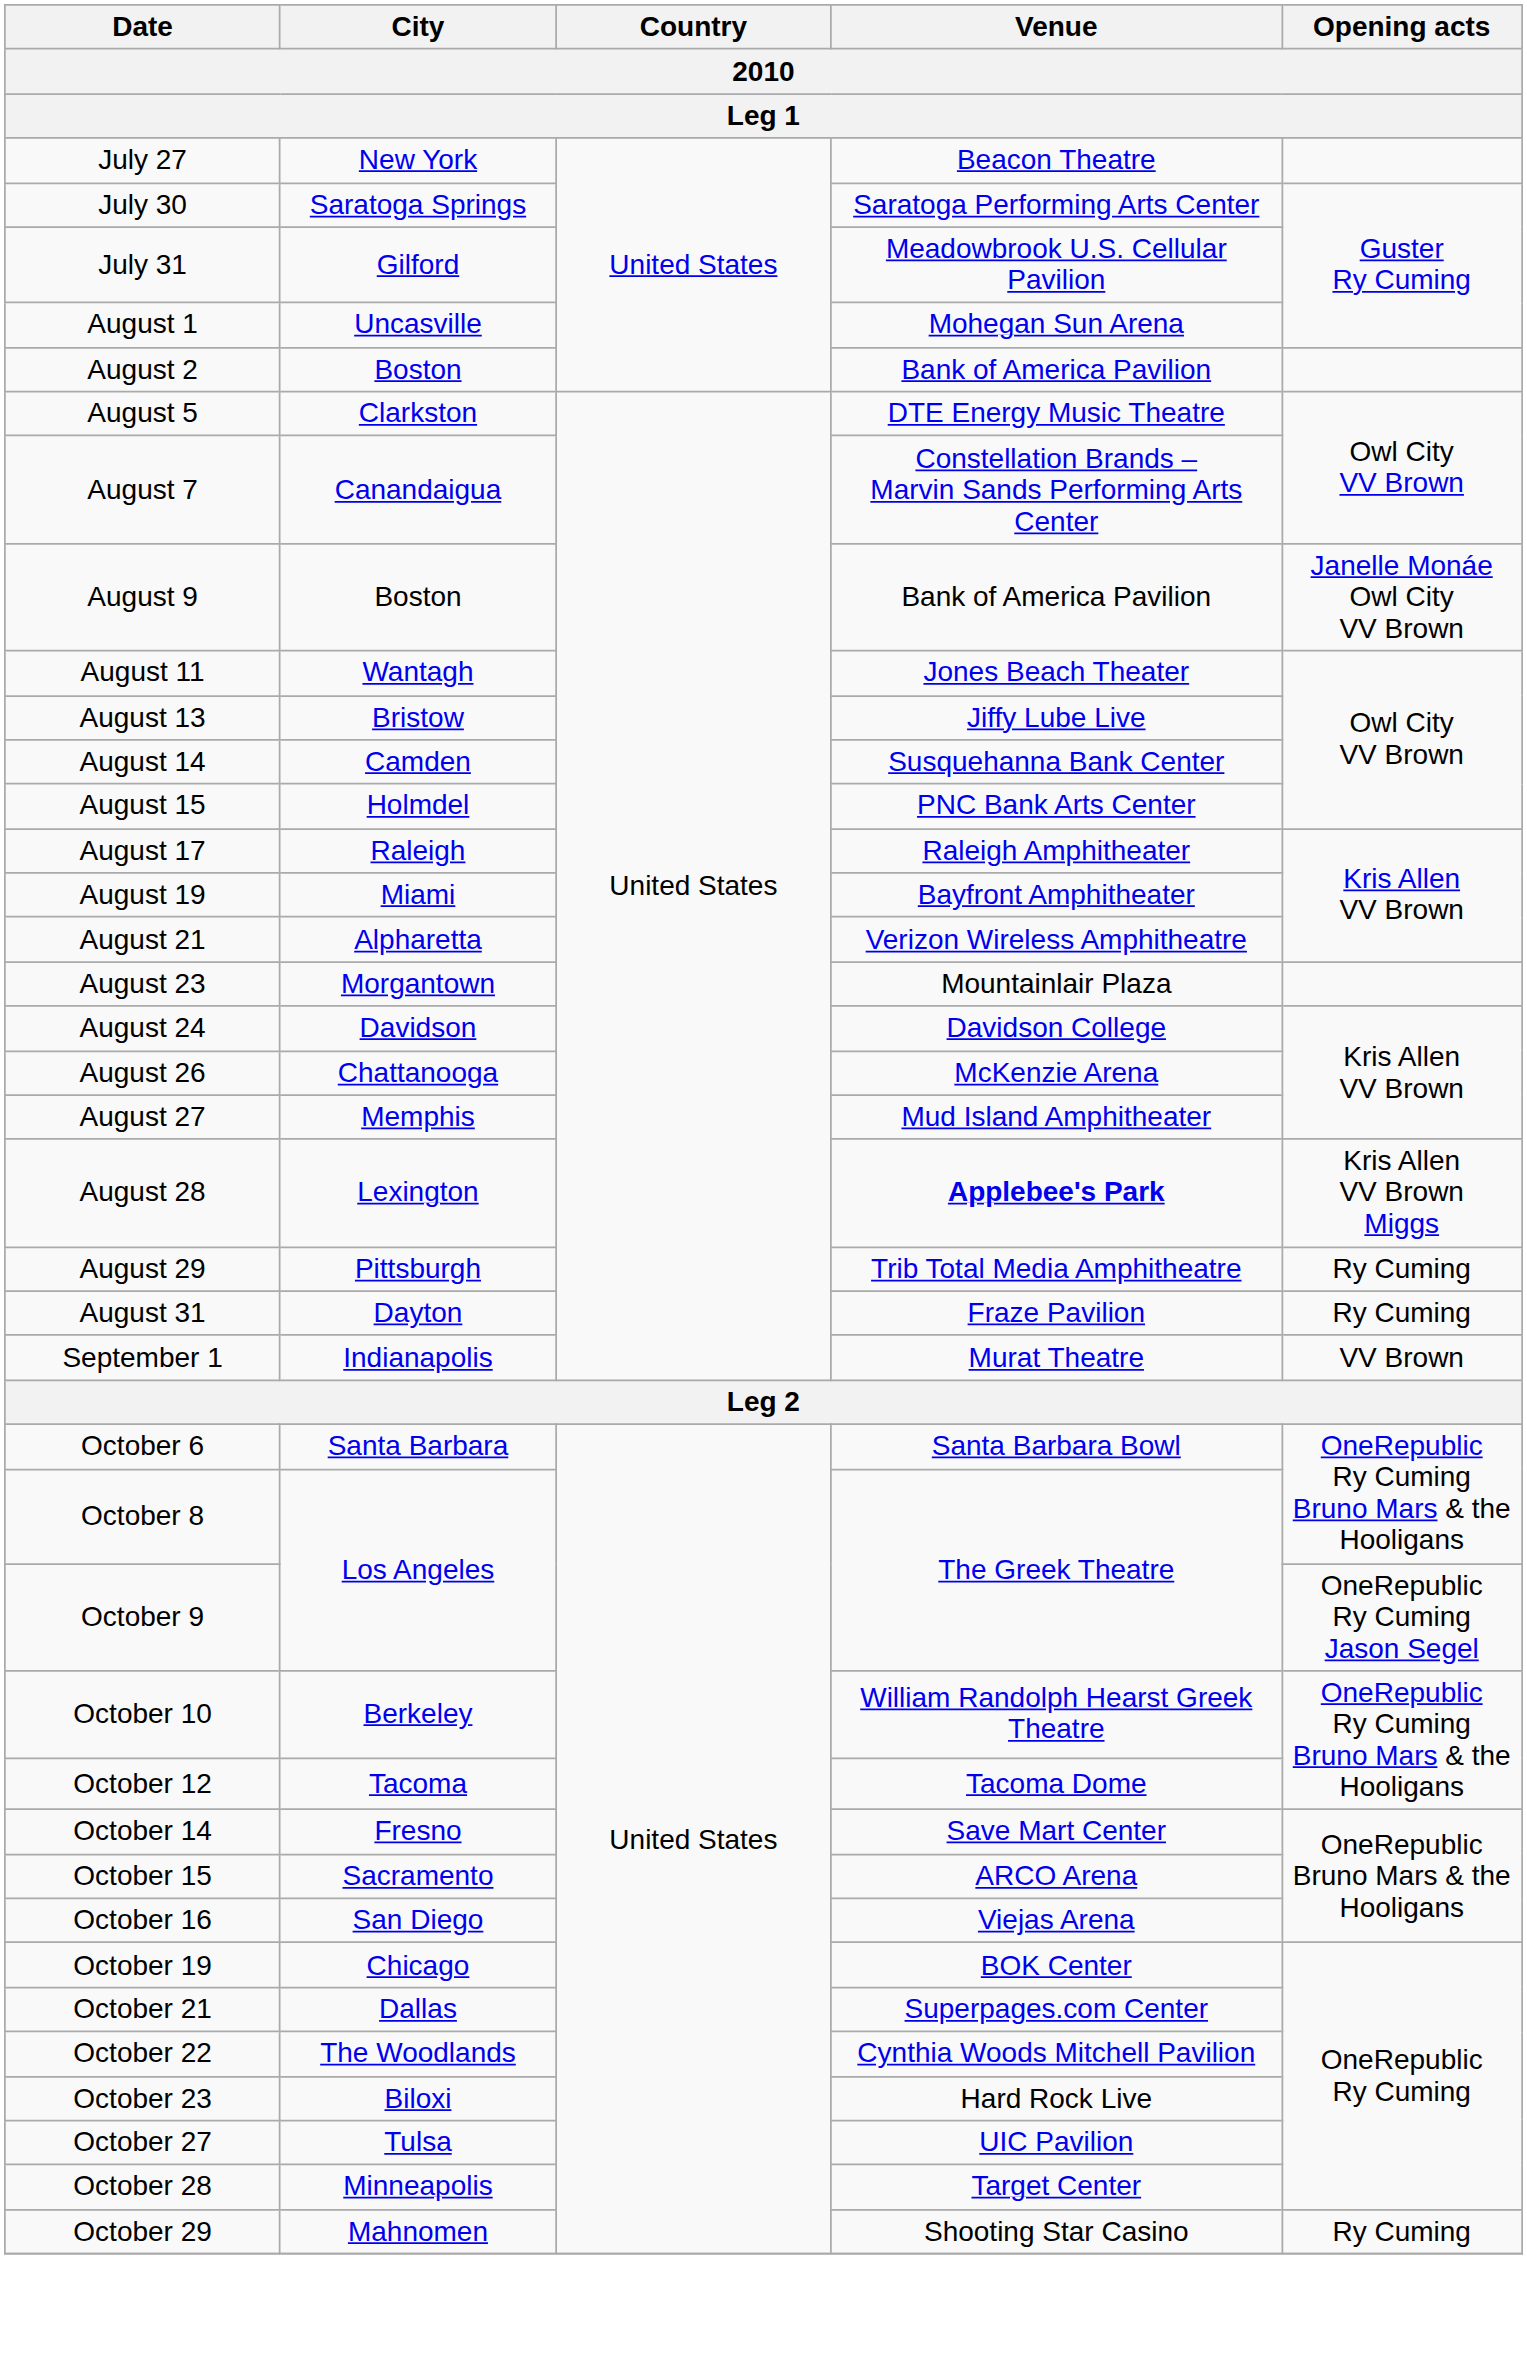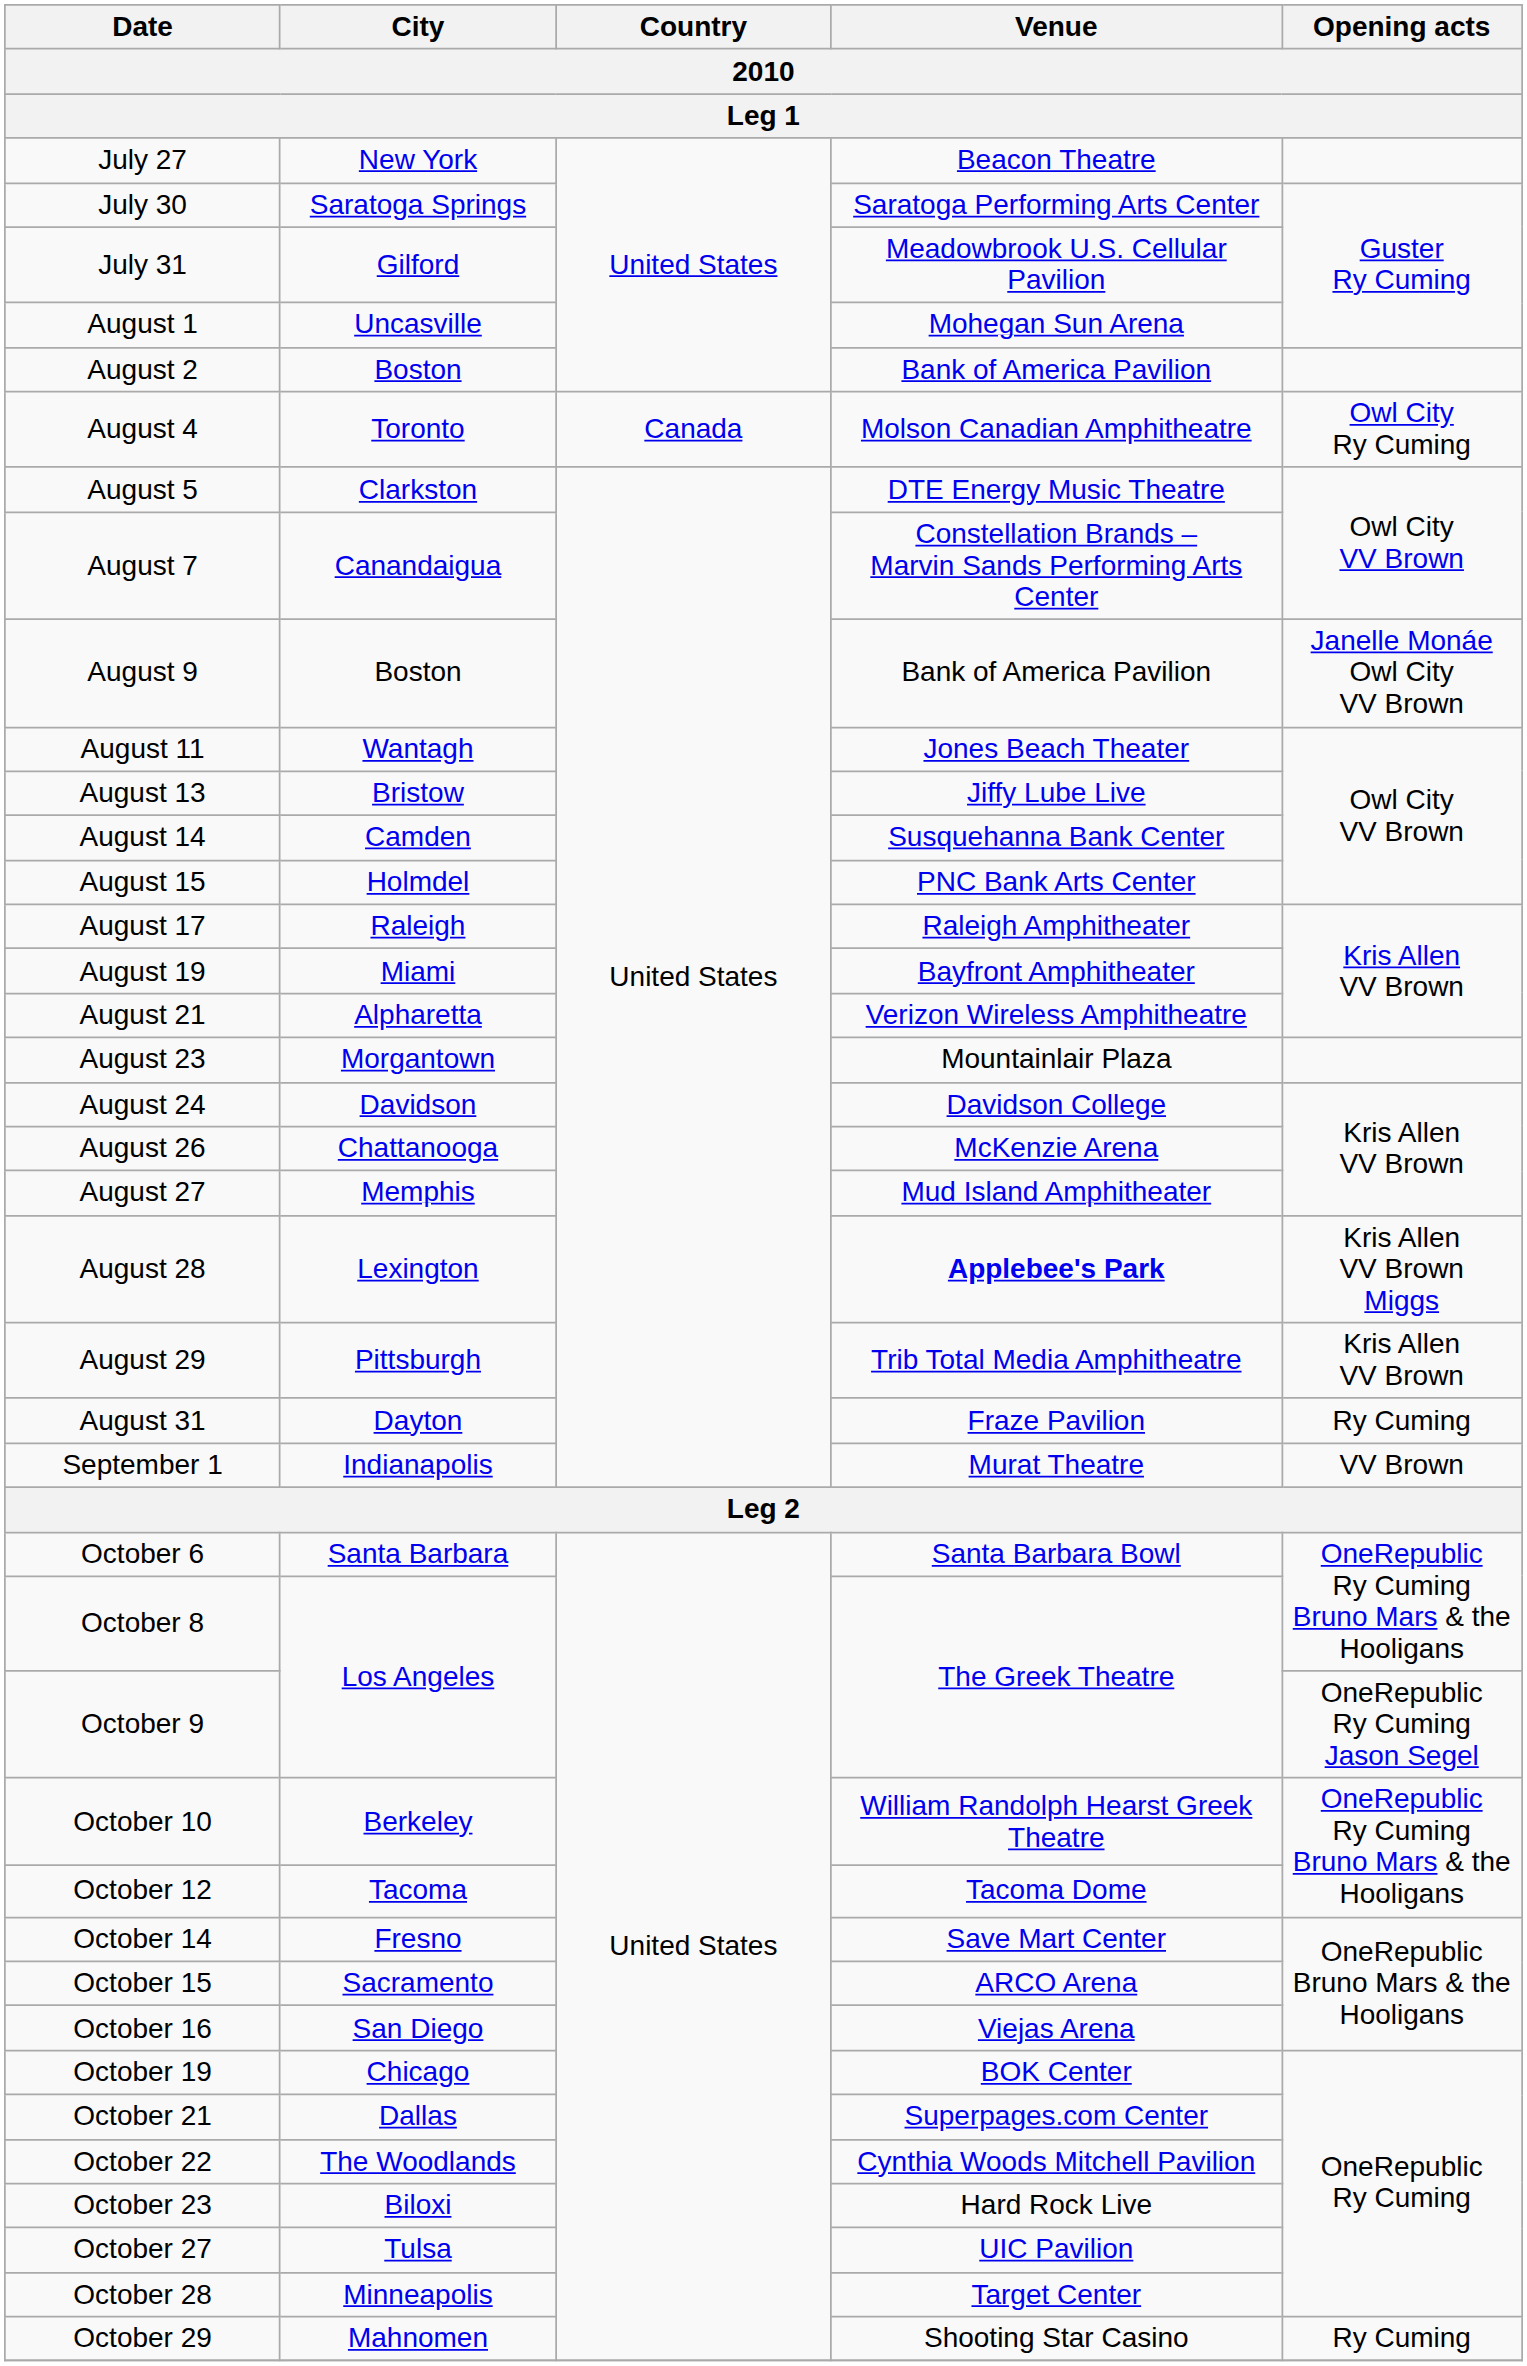+ row: (143, 429)
(1402, 1268) Ry Cuming -> (1402, 1360) Kris Allen VV Brown
